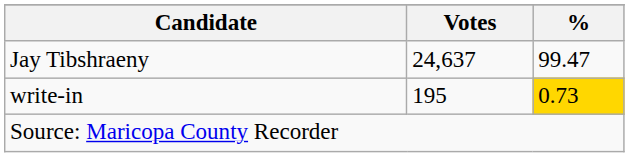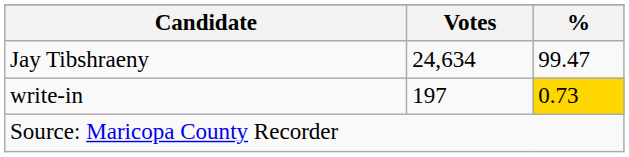(444, 59) 24,637 -> (444, 59) 24,634
(430, 95) 195 -> (430, 95) 197
